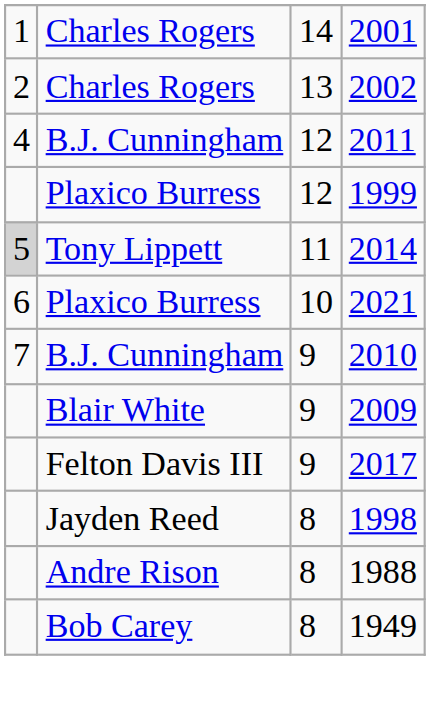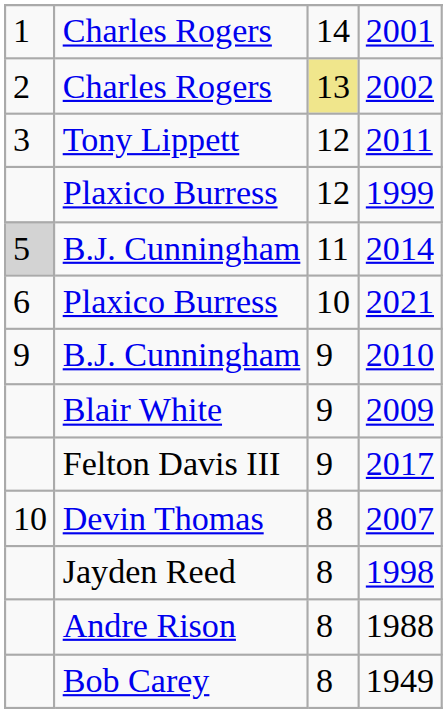(316, 85) no background -> (333, 85) khaki background
(21, 139) 4 -> (21, 139) 3
(164, 139) B.J. Cunningham -> (151, 139) Tony Lippett
(134, 247) Tony Lippett -> (182, 247) B.J. Cunningham
(21, 355) 7 -> (21, 355) 9
+ row: (400, 517)
